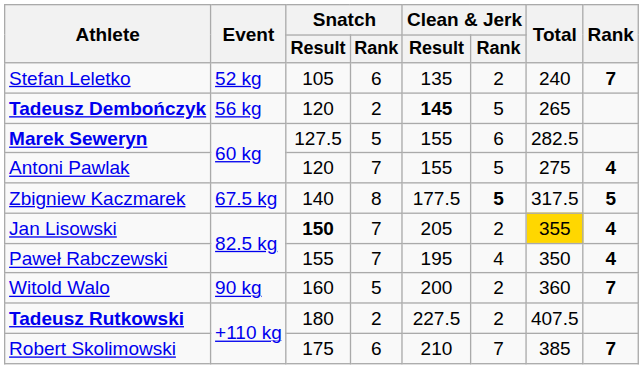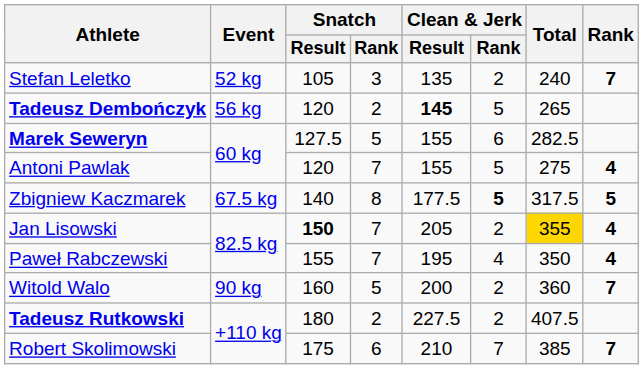(376, 78) 6 -> (376, 78) 3
